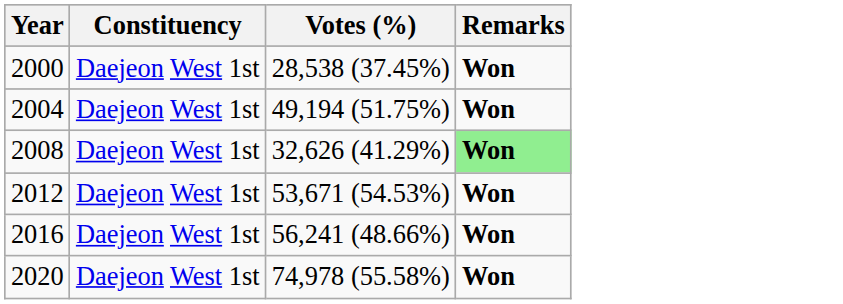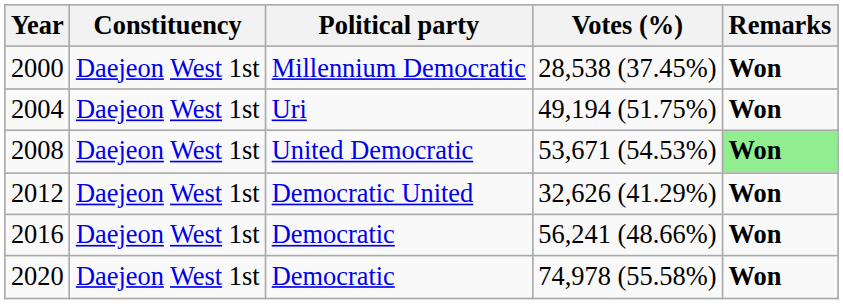+ column: (399, 25)
(361, 151) 32,626 (41.29%) -> (627, 151) 53,671 (54.53%)
(361, 192) 53,671 (54.53%) -> (627, 192) 32,626 (41.29%)
